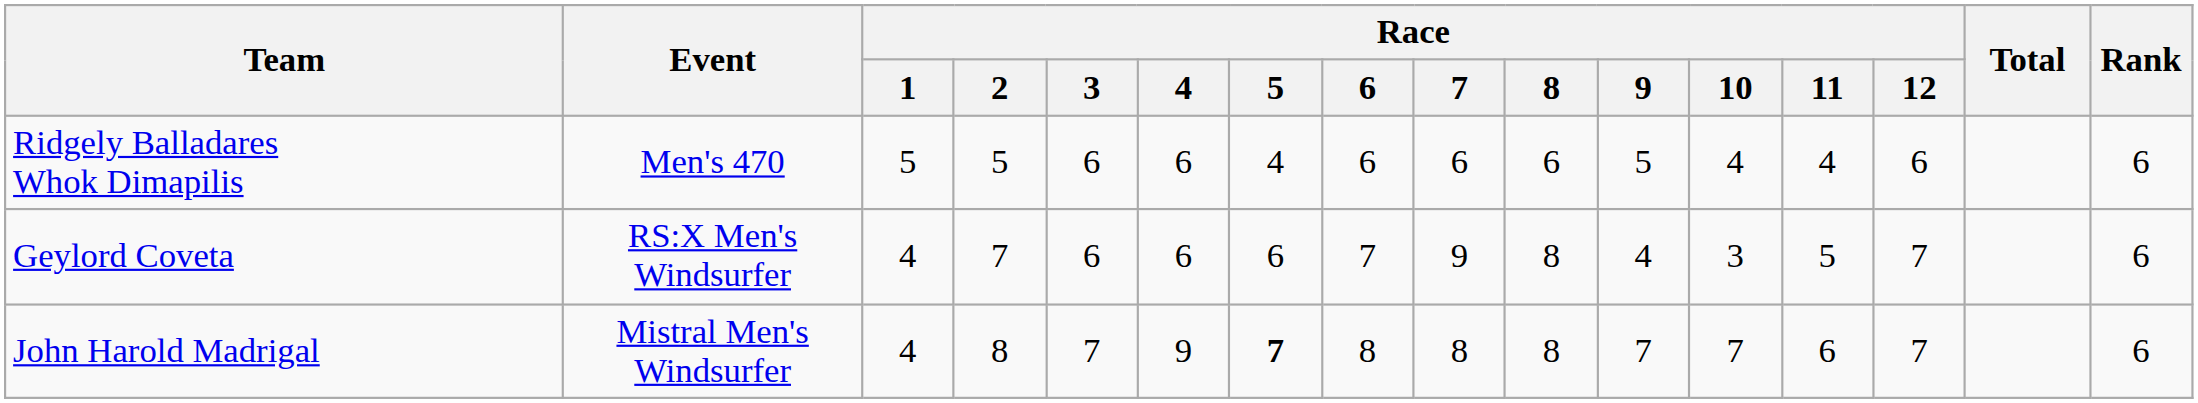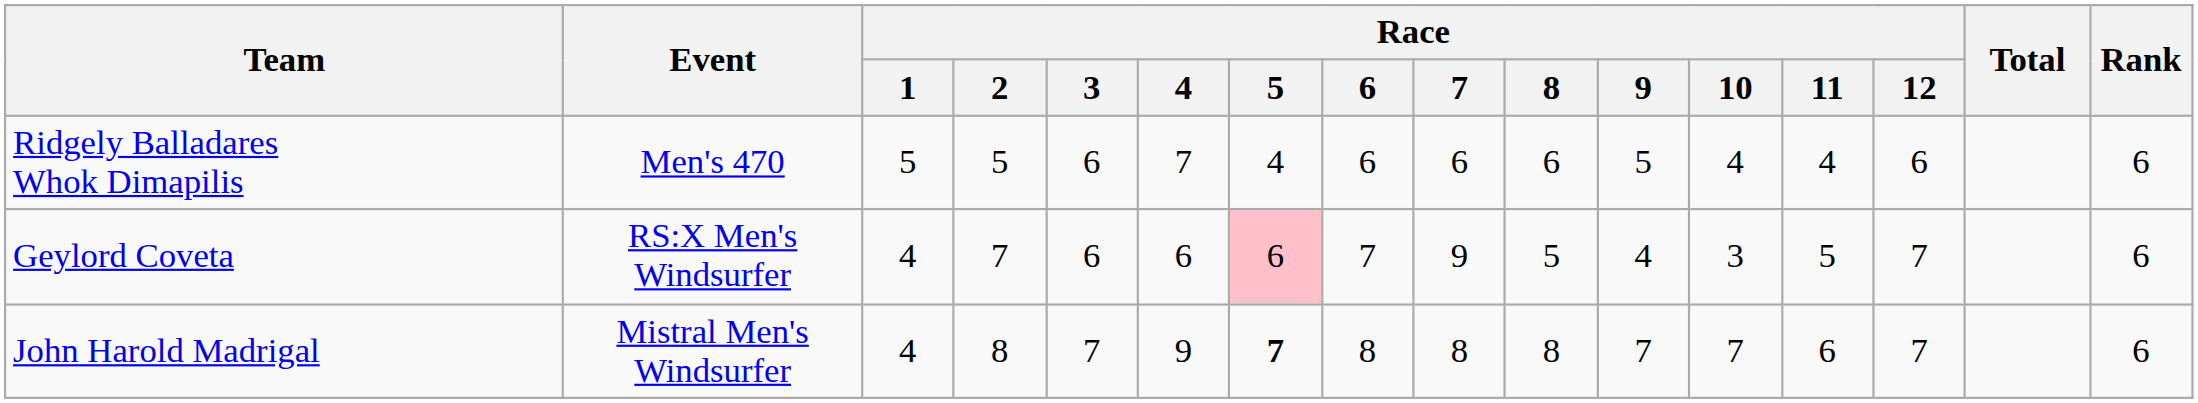(1184, 161) 6 -> (1184, 161) 7
(1275, 255) no background -> (1275, 255) pink background
(1551, 255) 8 -> (1551, 255) 5
